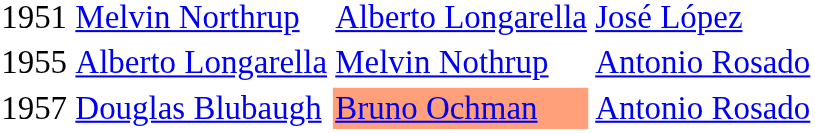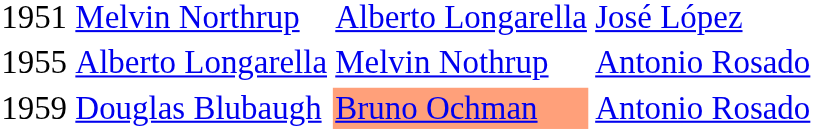(34, 107) 1957 -> (34, 107) 1959
